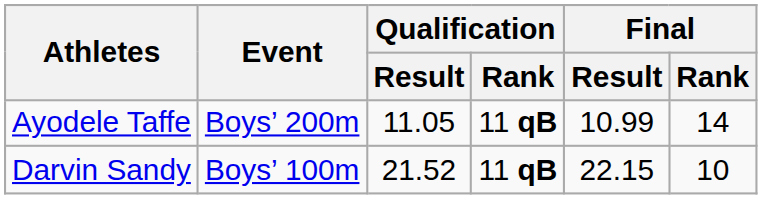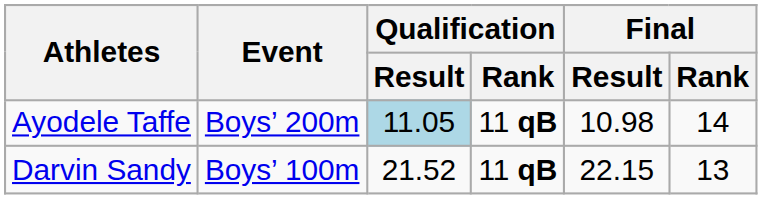(419, 123) no background -> (419, 123) lightblue background
(617, 123) 10.99 -> (617, 123) 10.98
(713, 170) 10 -> (713, 170) 13
